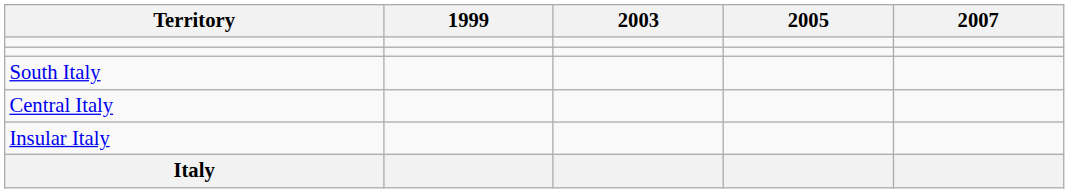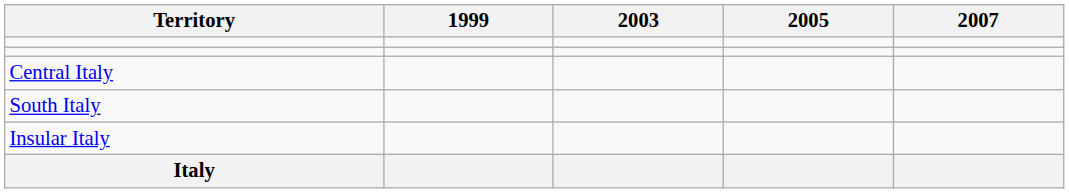rows swapped: (61, 105) <-> (55, 72)
